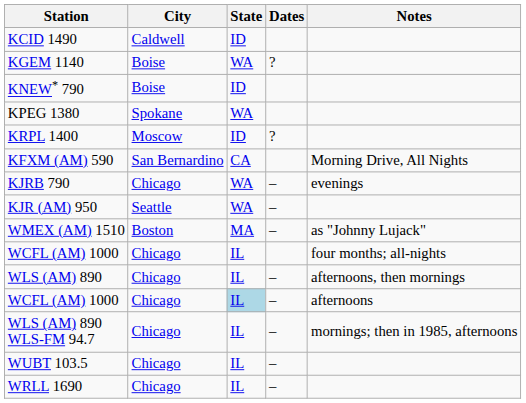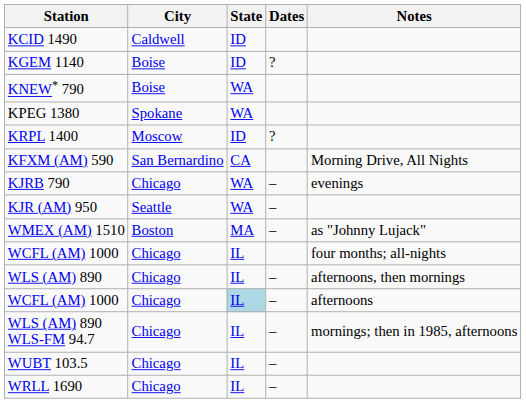(242, 62) WA -> (238, 62) ID
(238, 88) ID -> (242, 88) WA
